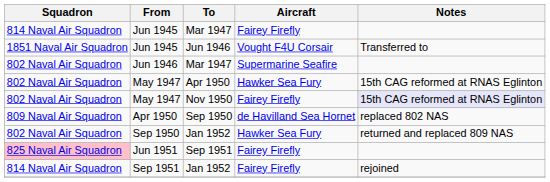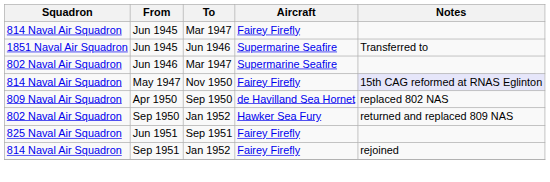(285, 47) Vought F4U Corsair -> (287, 47) Supermarine Seafire
- row: (157, 82)
(64, 99) 802 Naval Air Squadron -> (64, 82) 814 Naval Air Squadron
(64, 151) pink background -> (64, 133) no background
